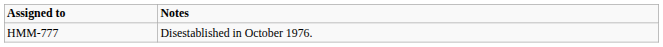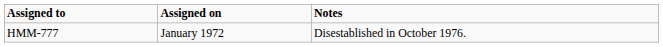+ column: (191, 13)
